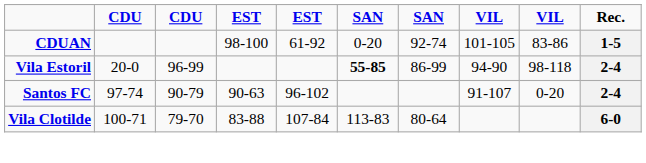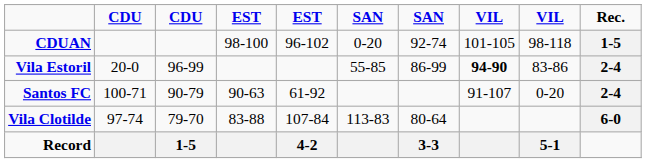(307, 43) 61-92 -> (307, 43) 96-102
(550, 43) 83-86 -> (550, 43) 98-118
(368, 68) bold -> (368, 68) normal
(489, 68) normal -> (489, 68) bold
(550, 68) 98-118 -> (550, 68) 83-86
(125, 93) 97-74 -> (125, 93) 100-71
(307, 93) 96-102 -> (307, 93) 61-92
(125, 119) 100-71 -> (125, 119) 97-74
+ row: (67, 144)
